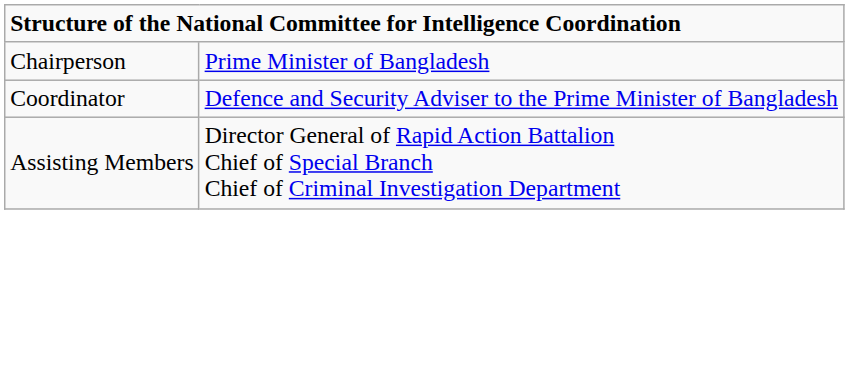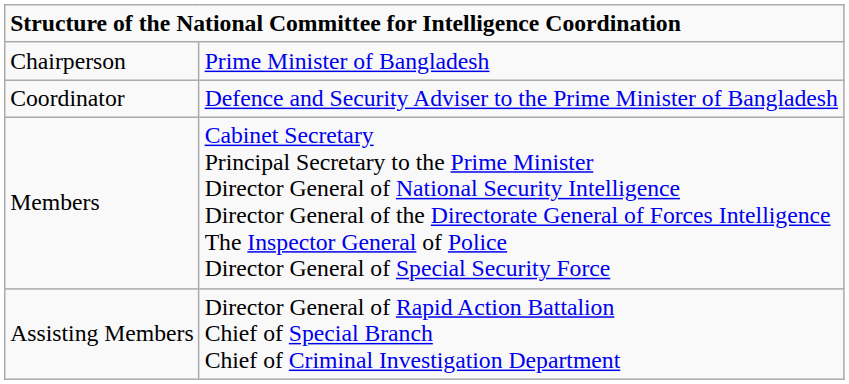+ row: (55, 202)
